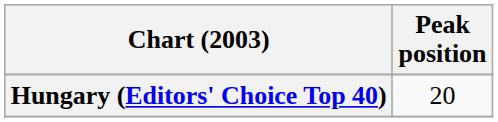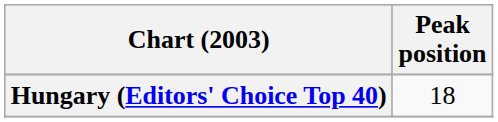(443, 95) 20 -> (443, 95) 18
